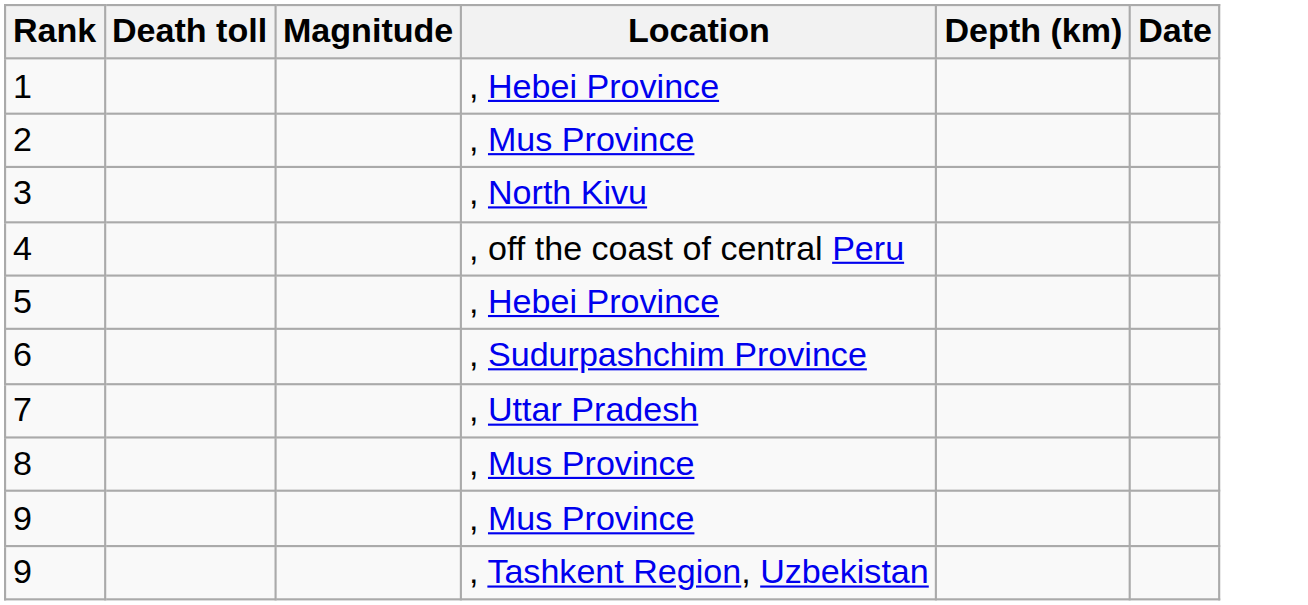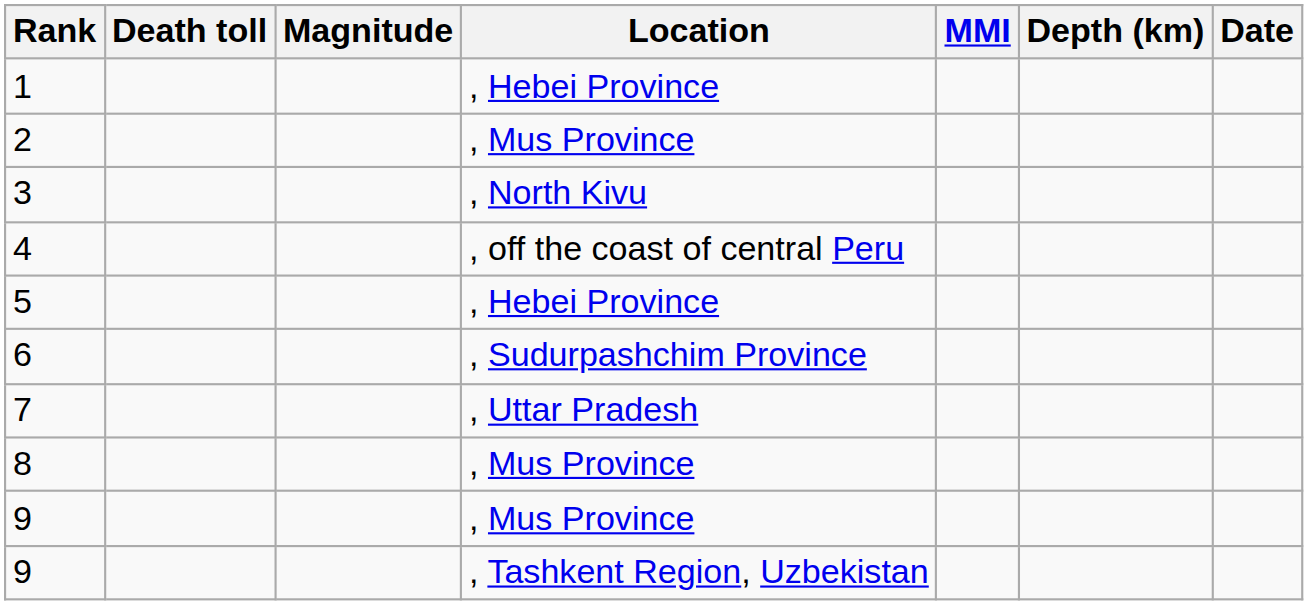+ column: (978, 31)
